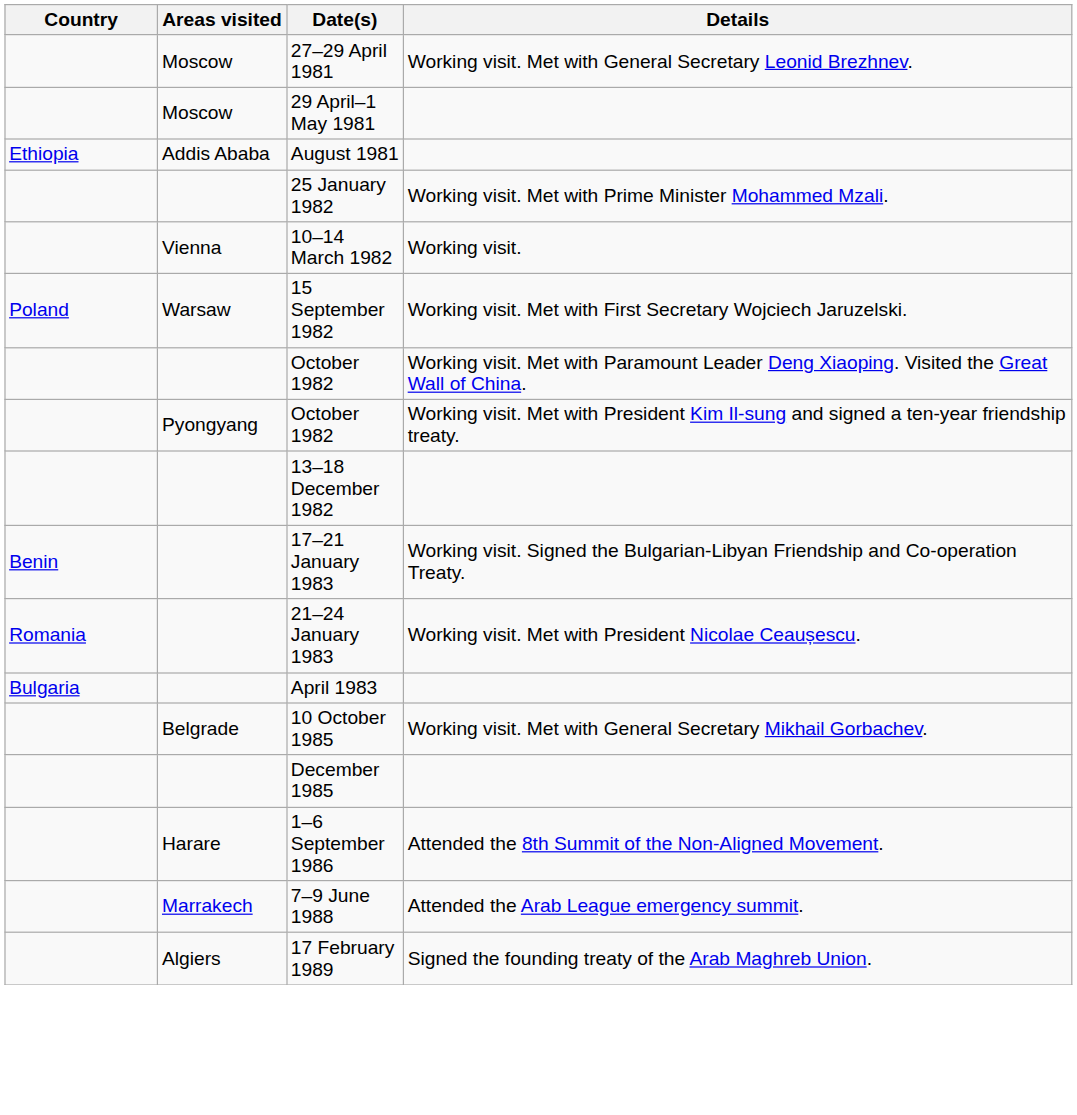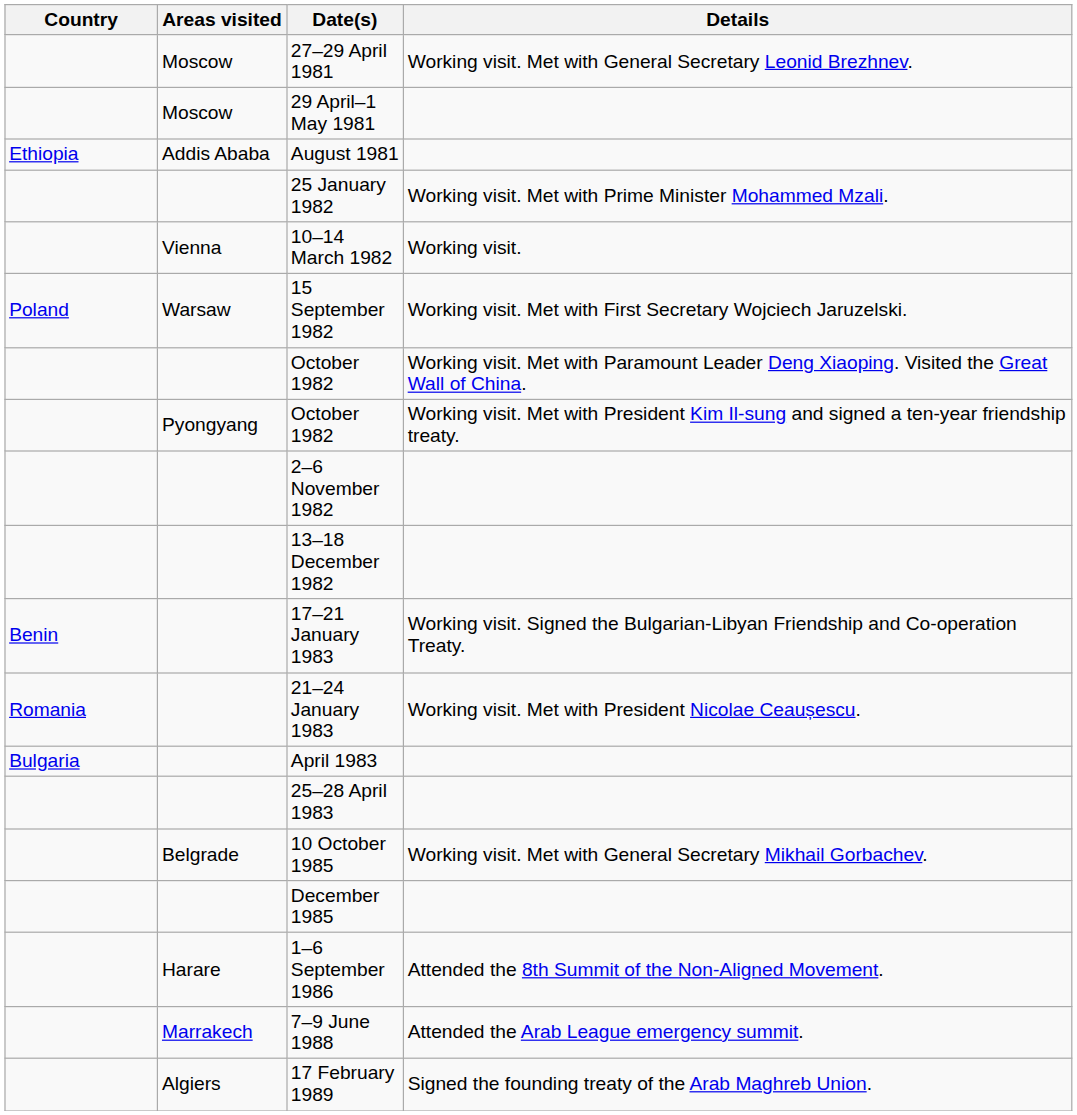+ row: (335, 488)
+ row: (339, 802)
